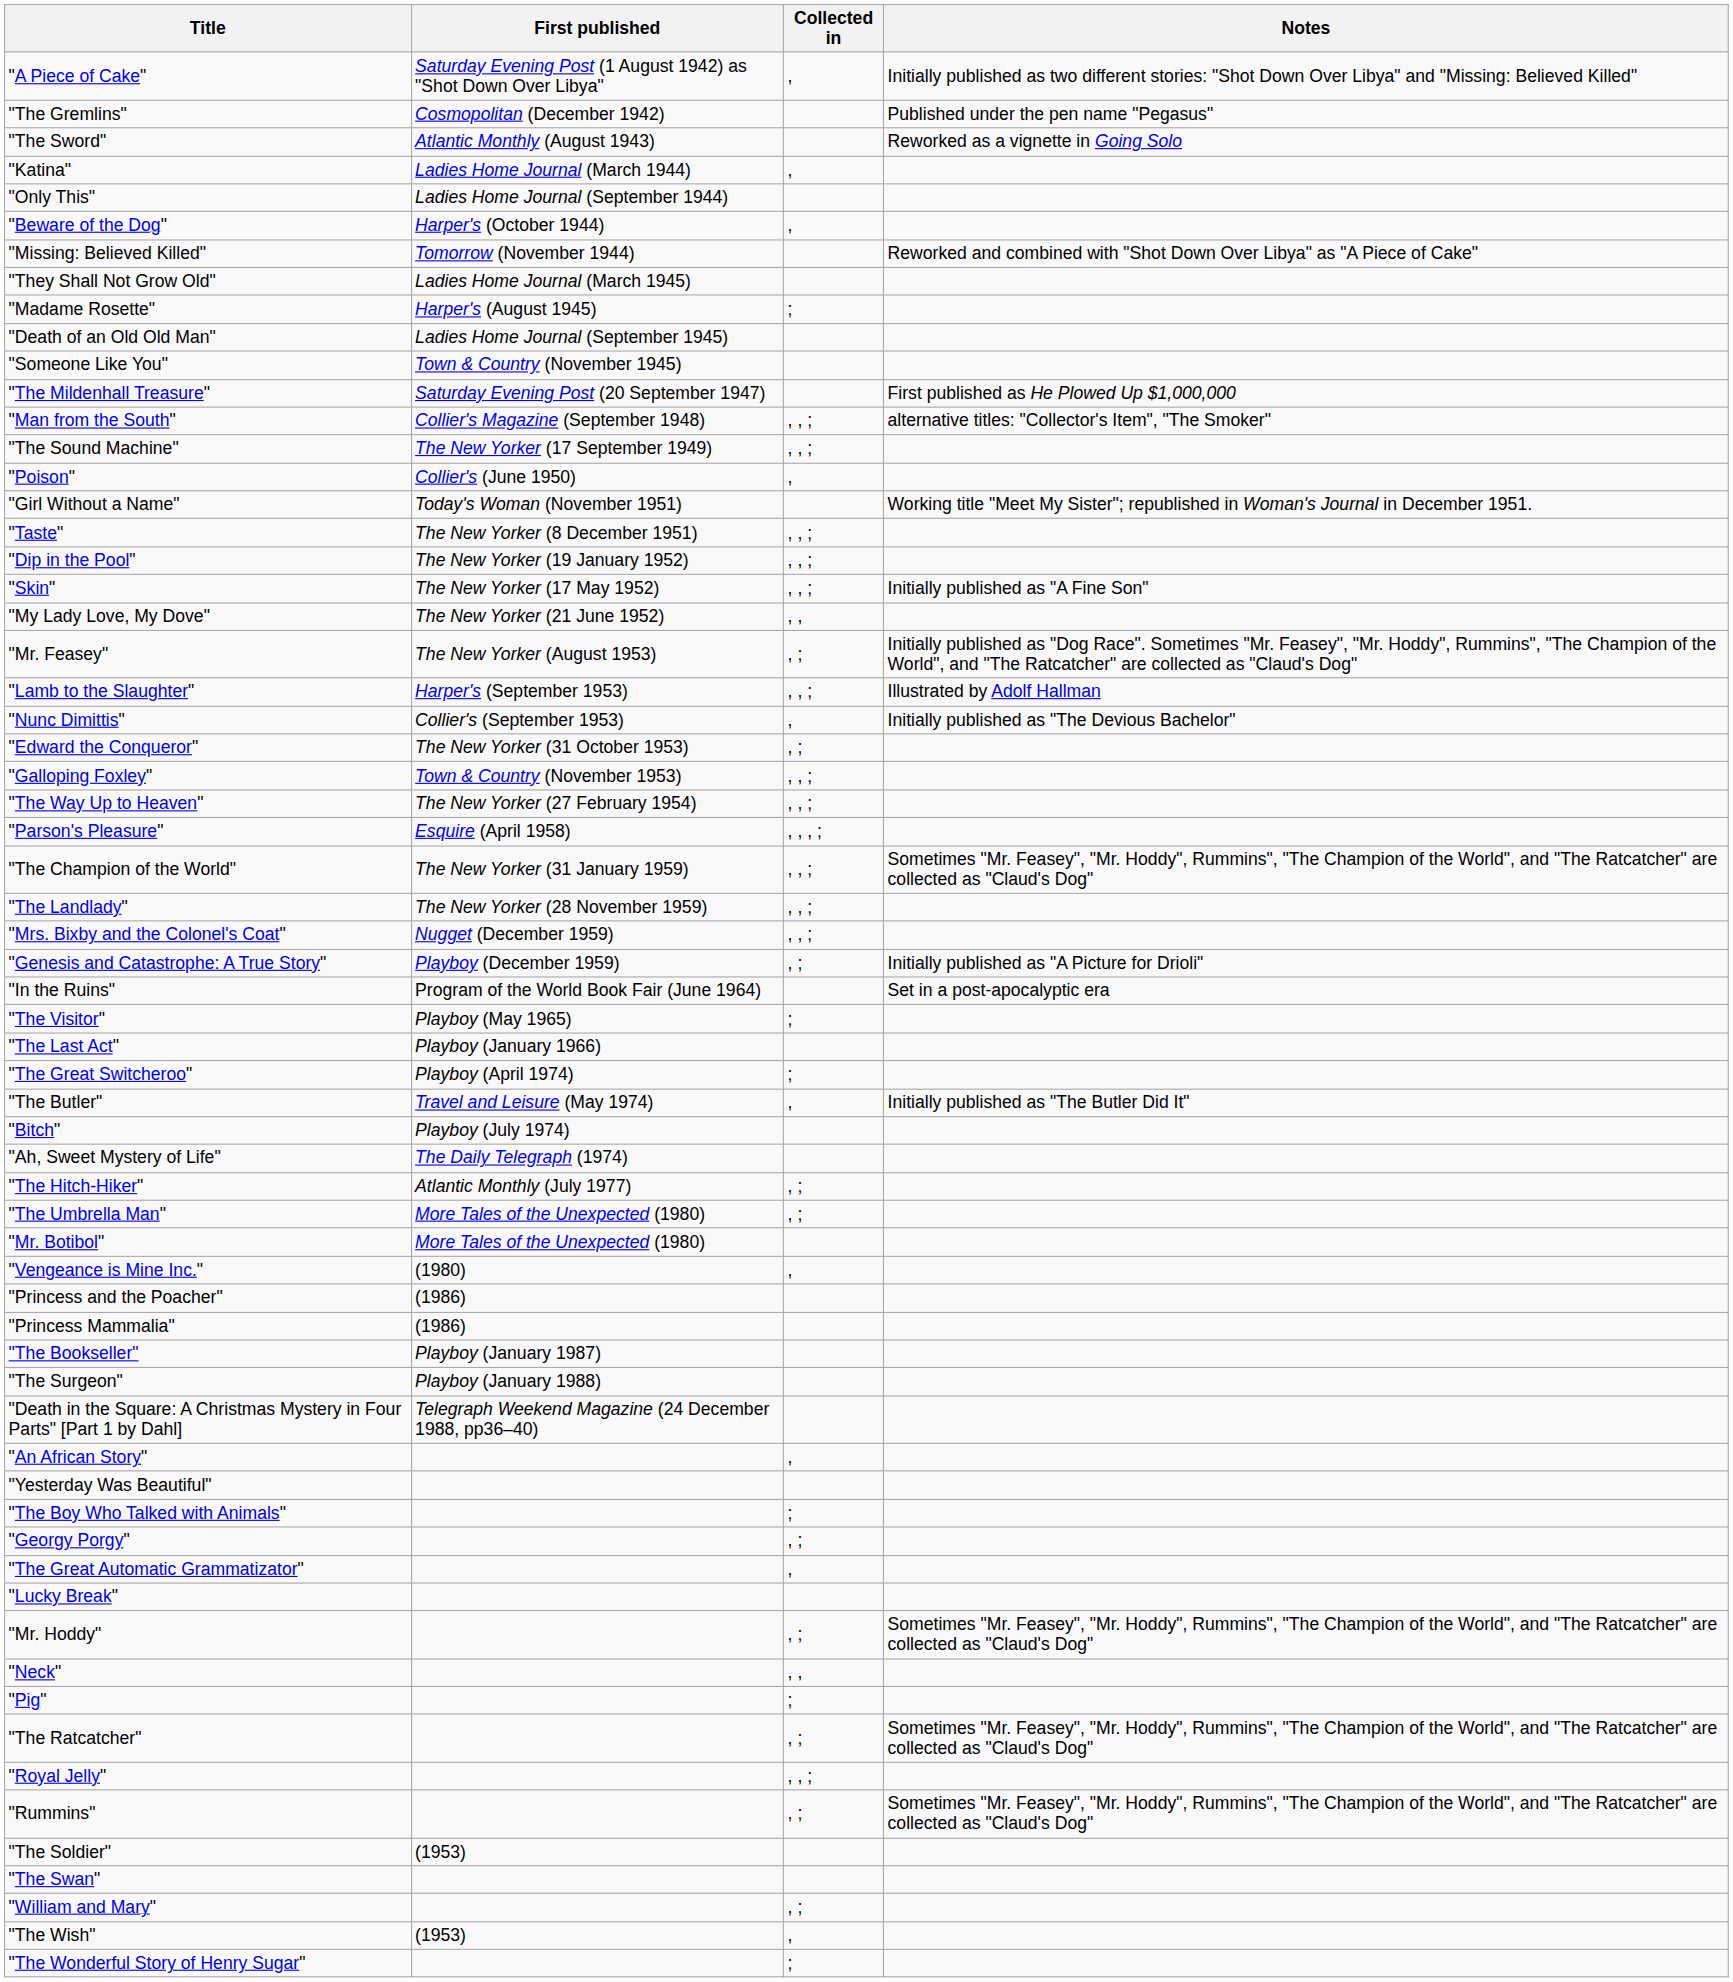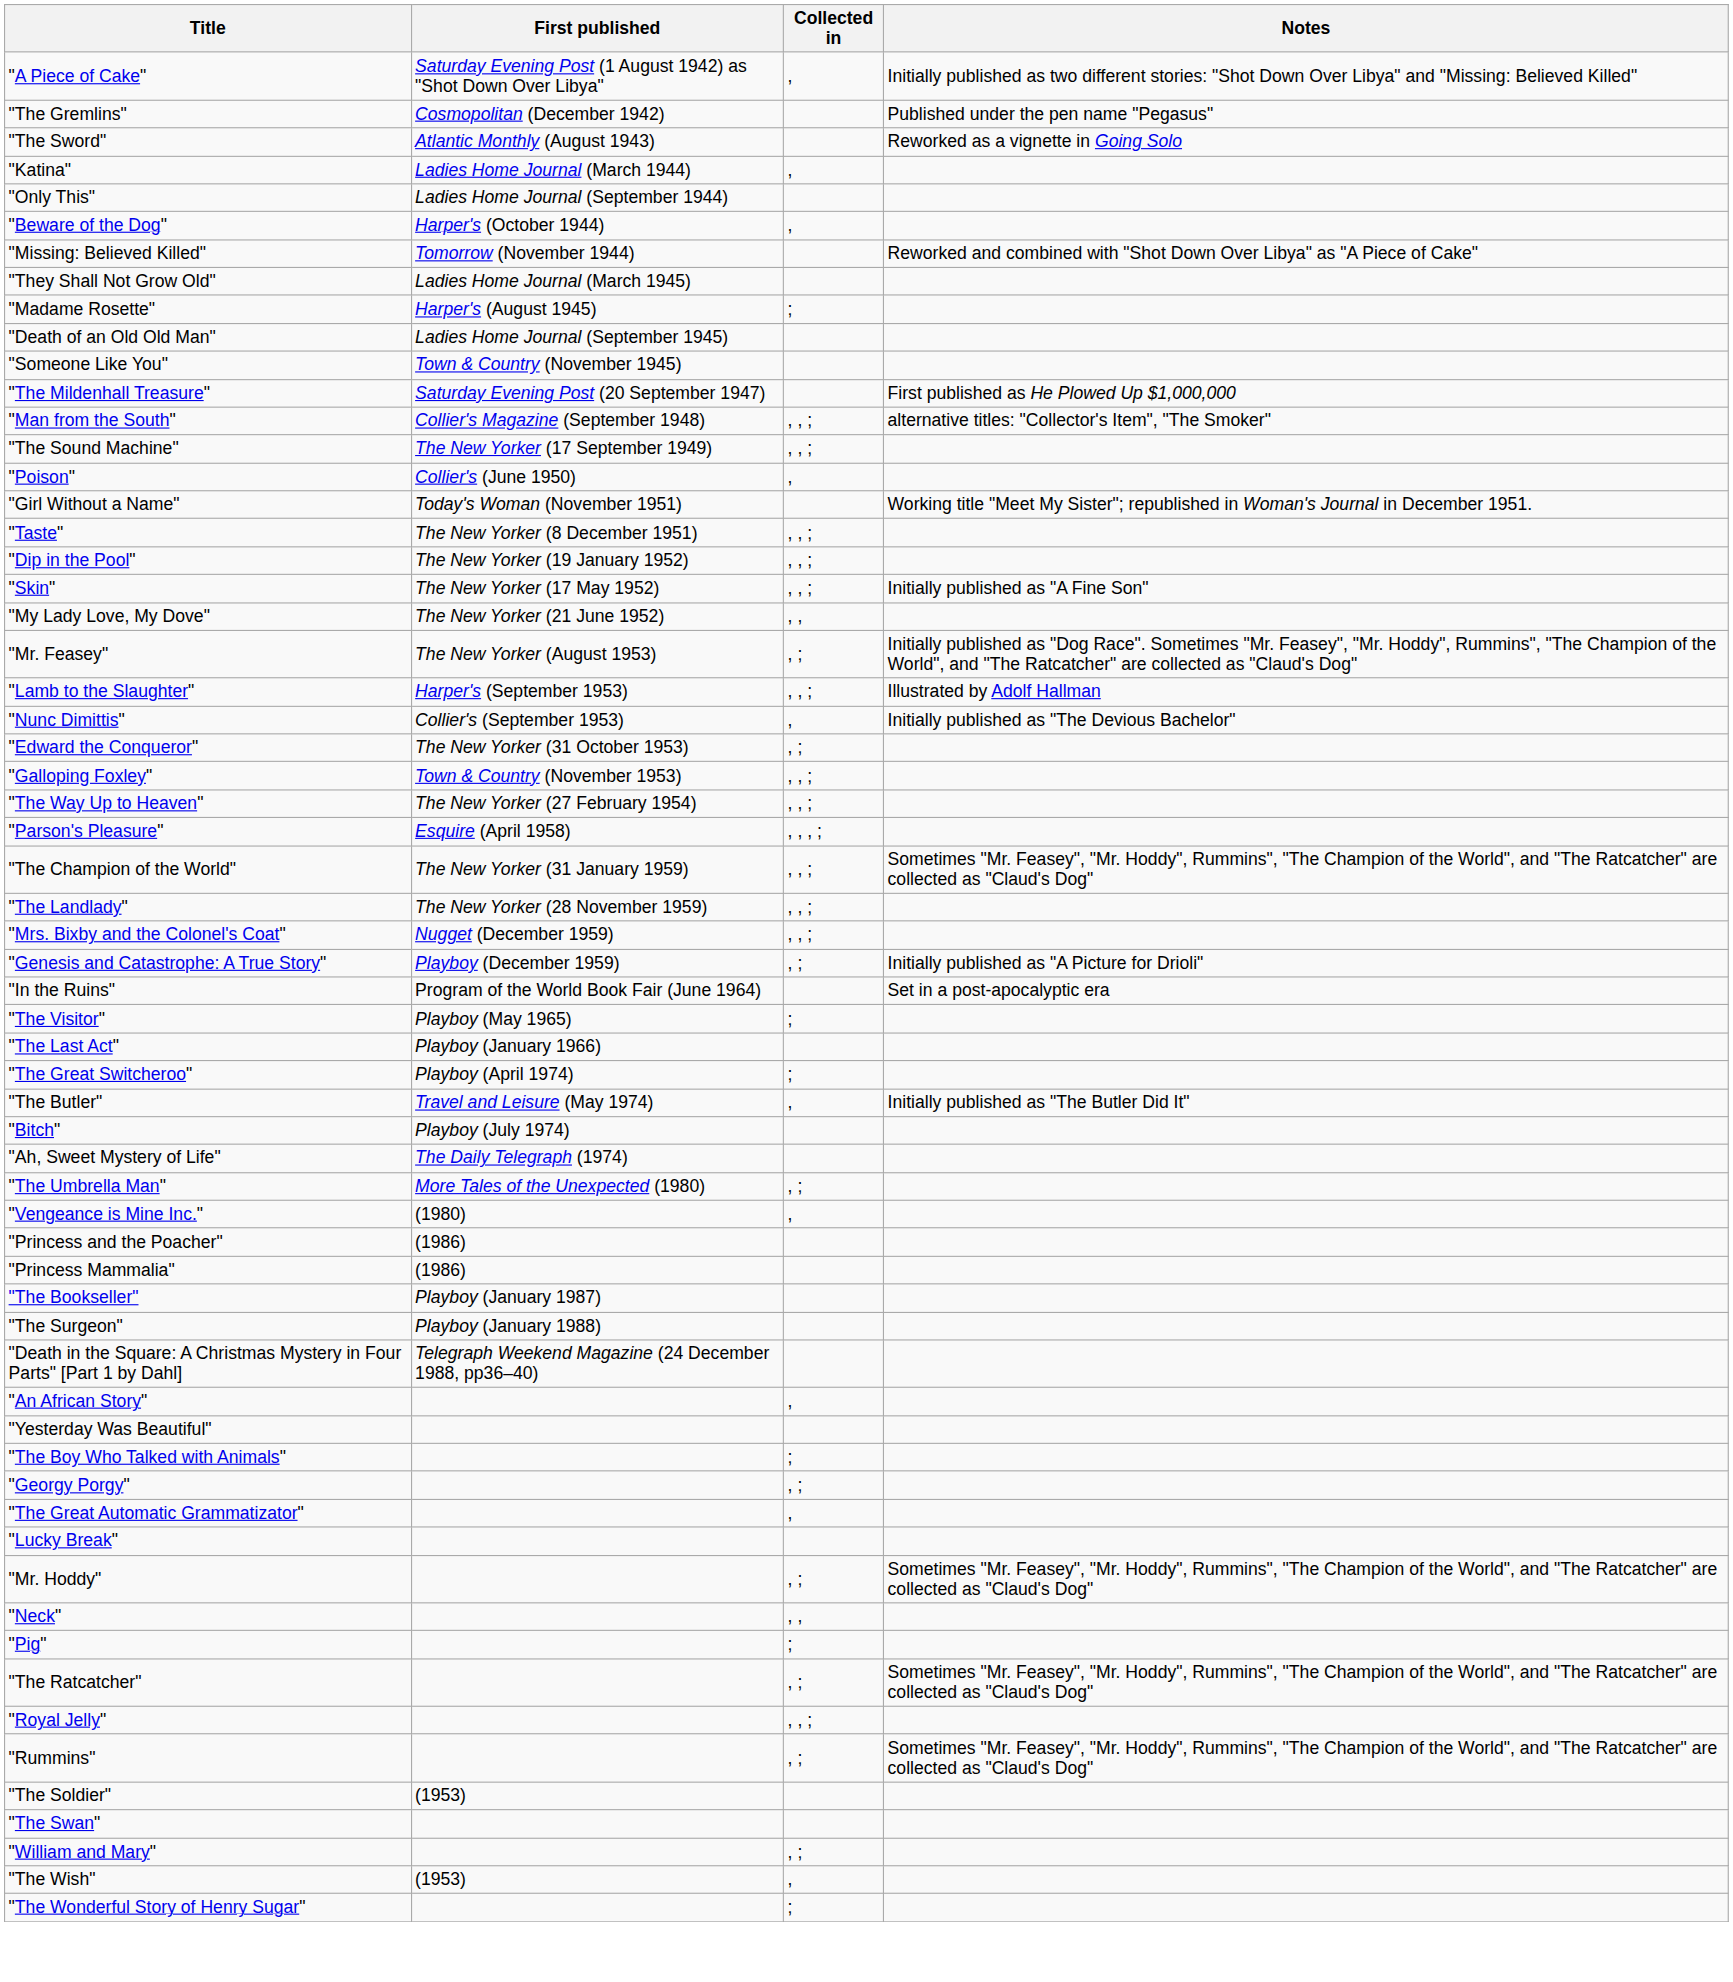- row: (76, 1186)
- row: (56, 1242)
